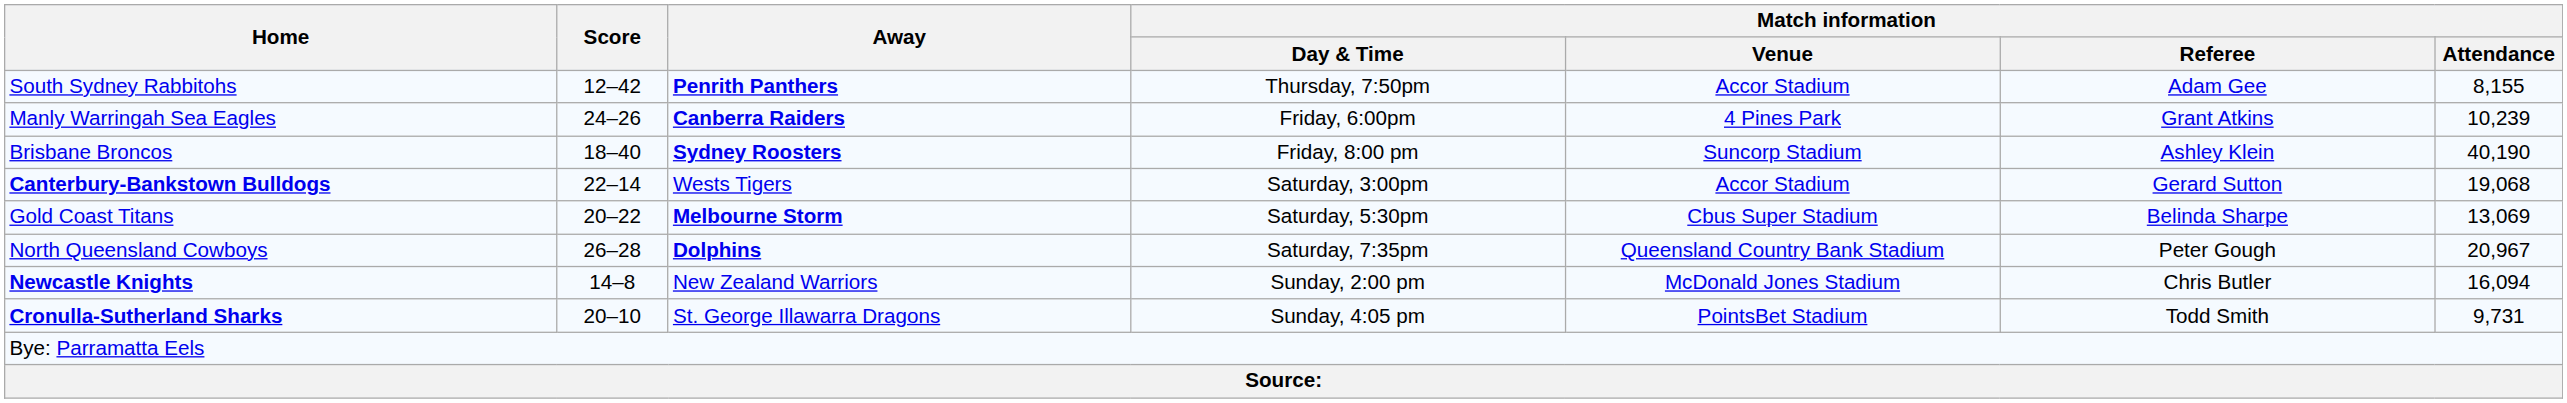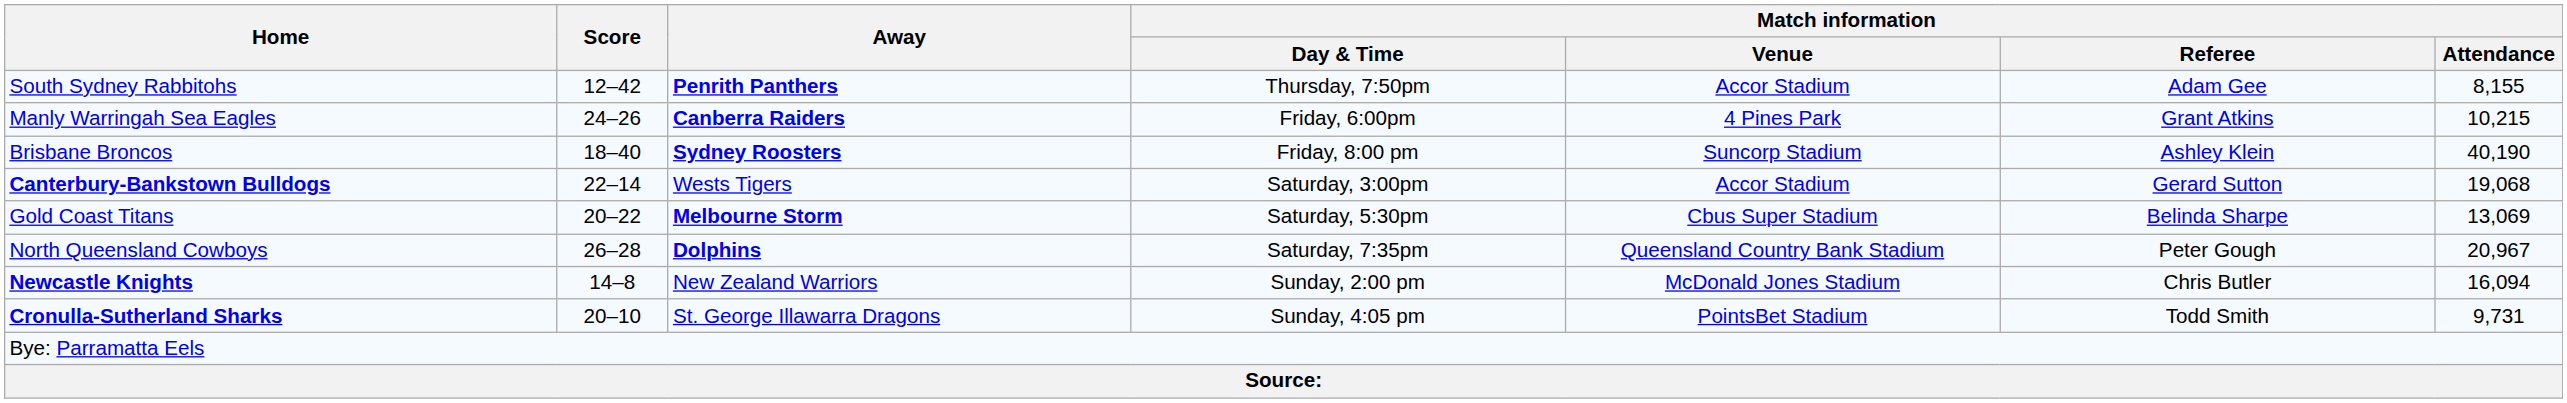(2499, 119) 10,239 -> (2499, 119) 10,215
